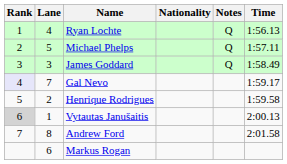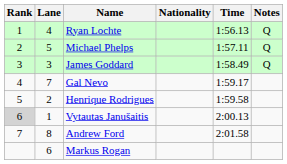columns swapped: (263, 13) <-> (229, 13)
(20, 82) lavender background -> (20, 82) no background
